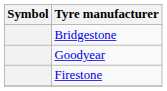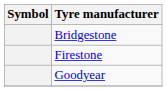rows swapped: (80, 55) <-> (78, 75)
